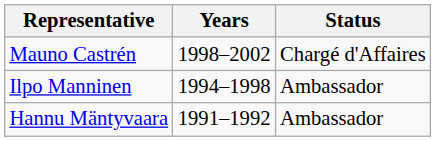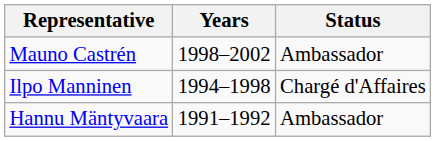(353, 53) Chargé d'Affaires -> (332, 53) Ambassador
(332, 86) Ambassador -> (353, 86) Chargé d'Affaires
